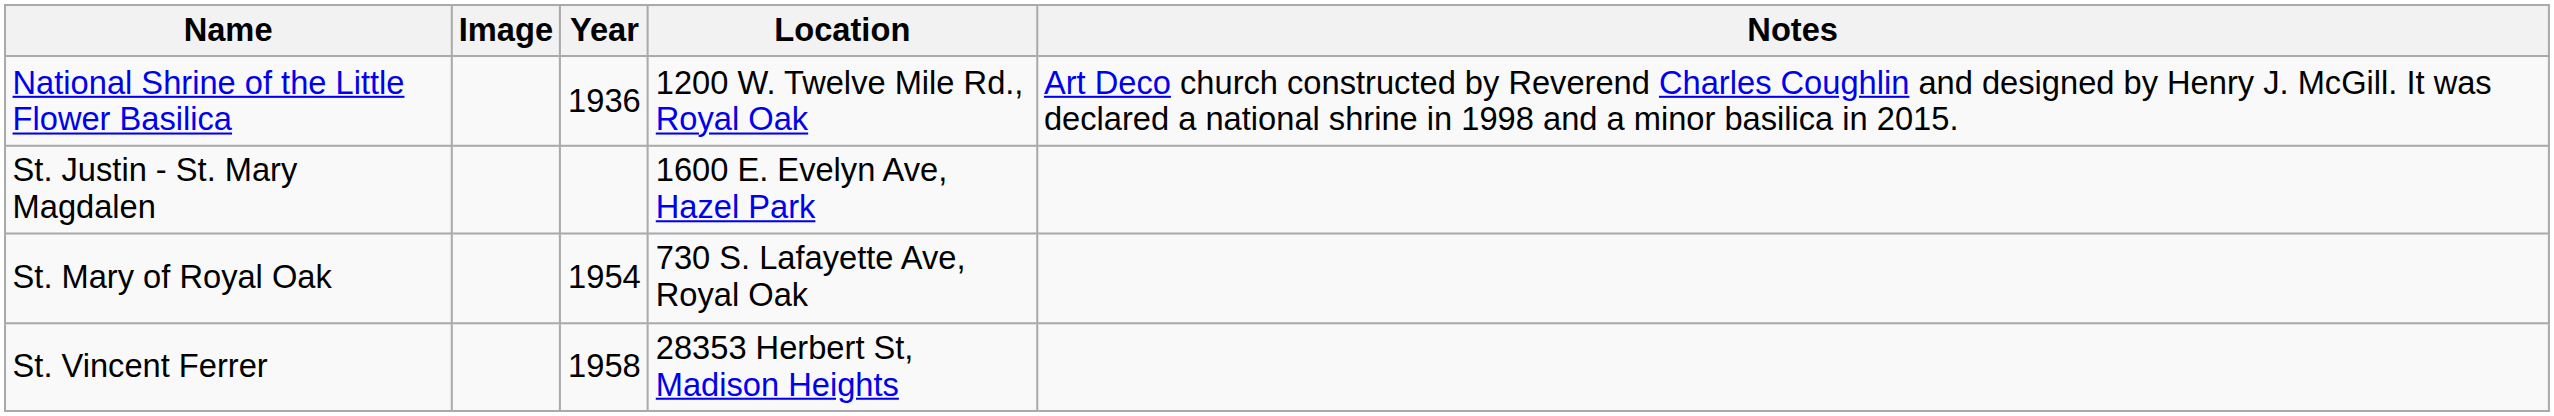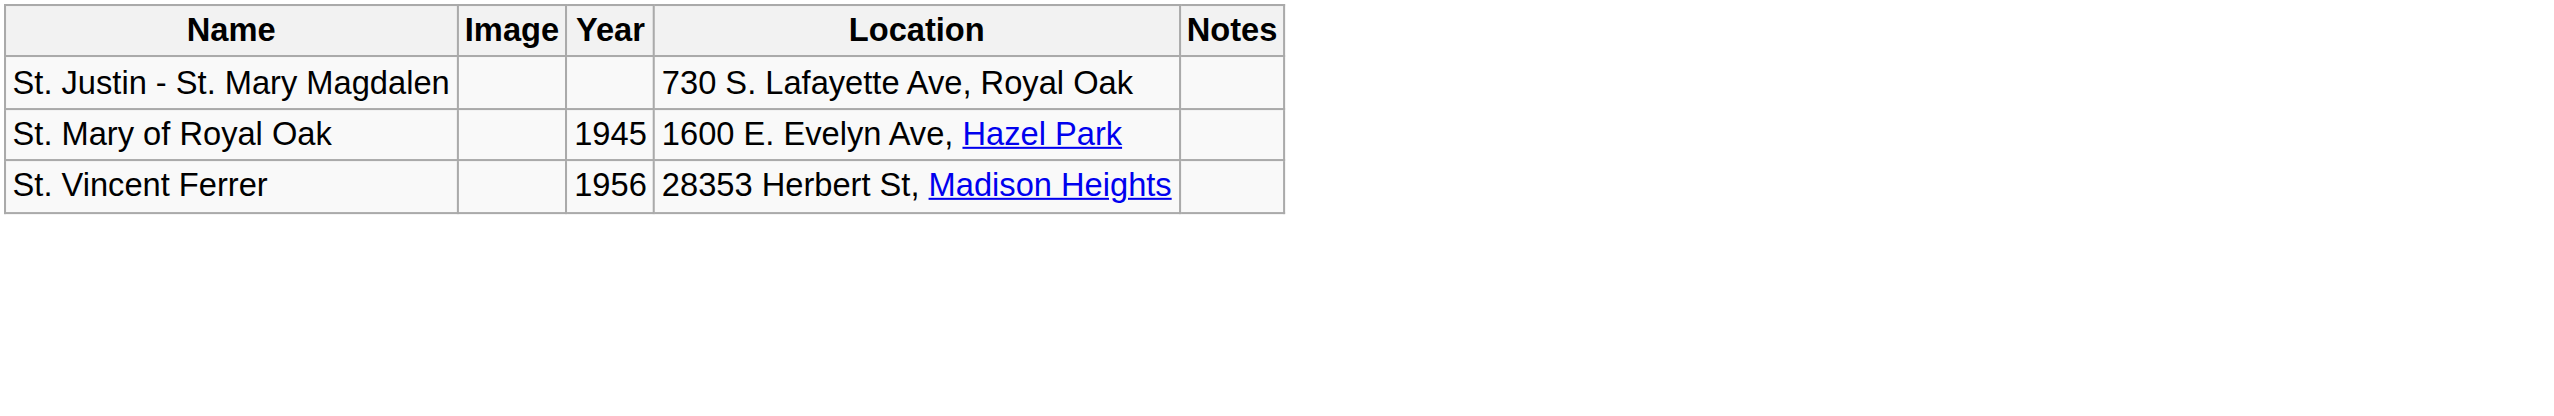- row: (209, 100)
(802, 188) 1600 E. Evelyn Ave, Hazel Park -> (897, 82) 730 S. Lafayette Ave, Royal Oak
(604, 277) 1954 -> (610, 133) 1945
(811, 277) 730 S. Lafayette Ave, Royal Oak -> (892, 133) 1600 E. Evelyn Ave, Hazel Park
(604, 365) 1958 -> (610, 185) 1956
